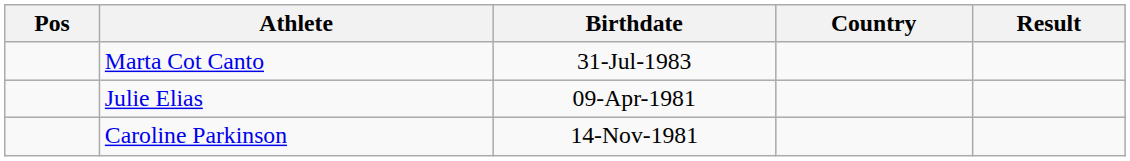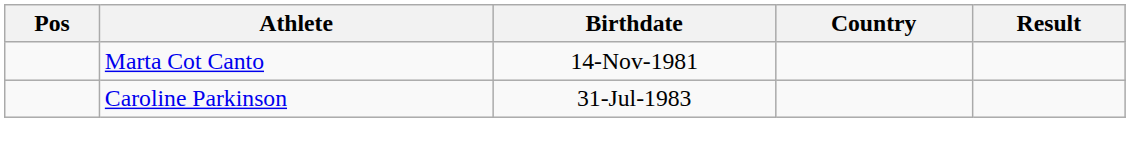(634, 60) 31-Jul-1983 -> (634, 60) 14-Nov-1981
- row: (154, 98)
(634, 135) 14-Nov-1981 -> (634, 98) 31-Jul-1983
